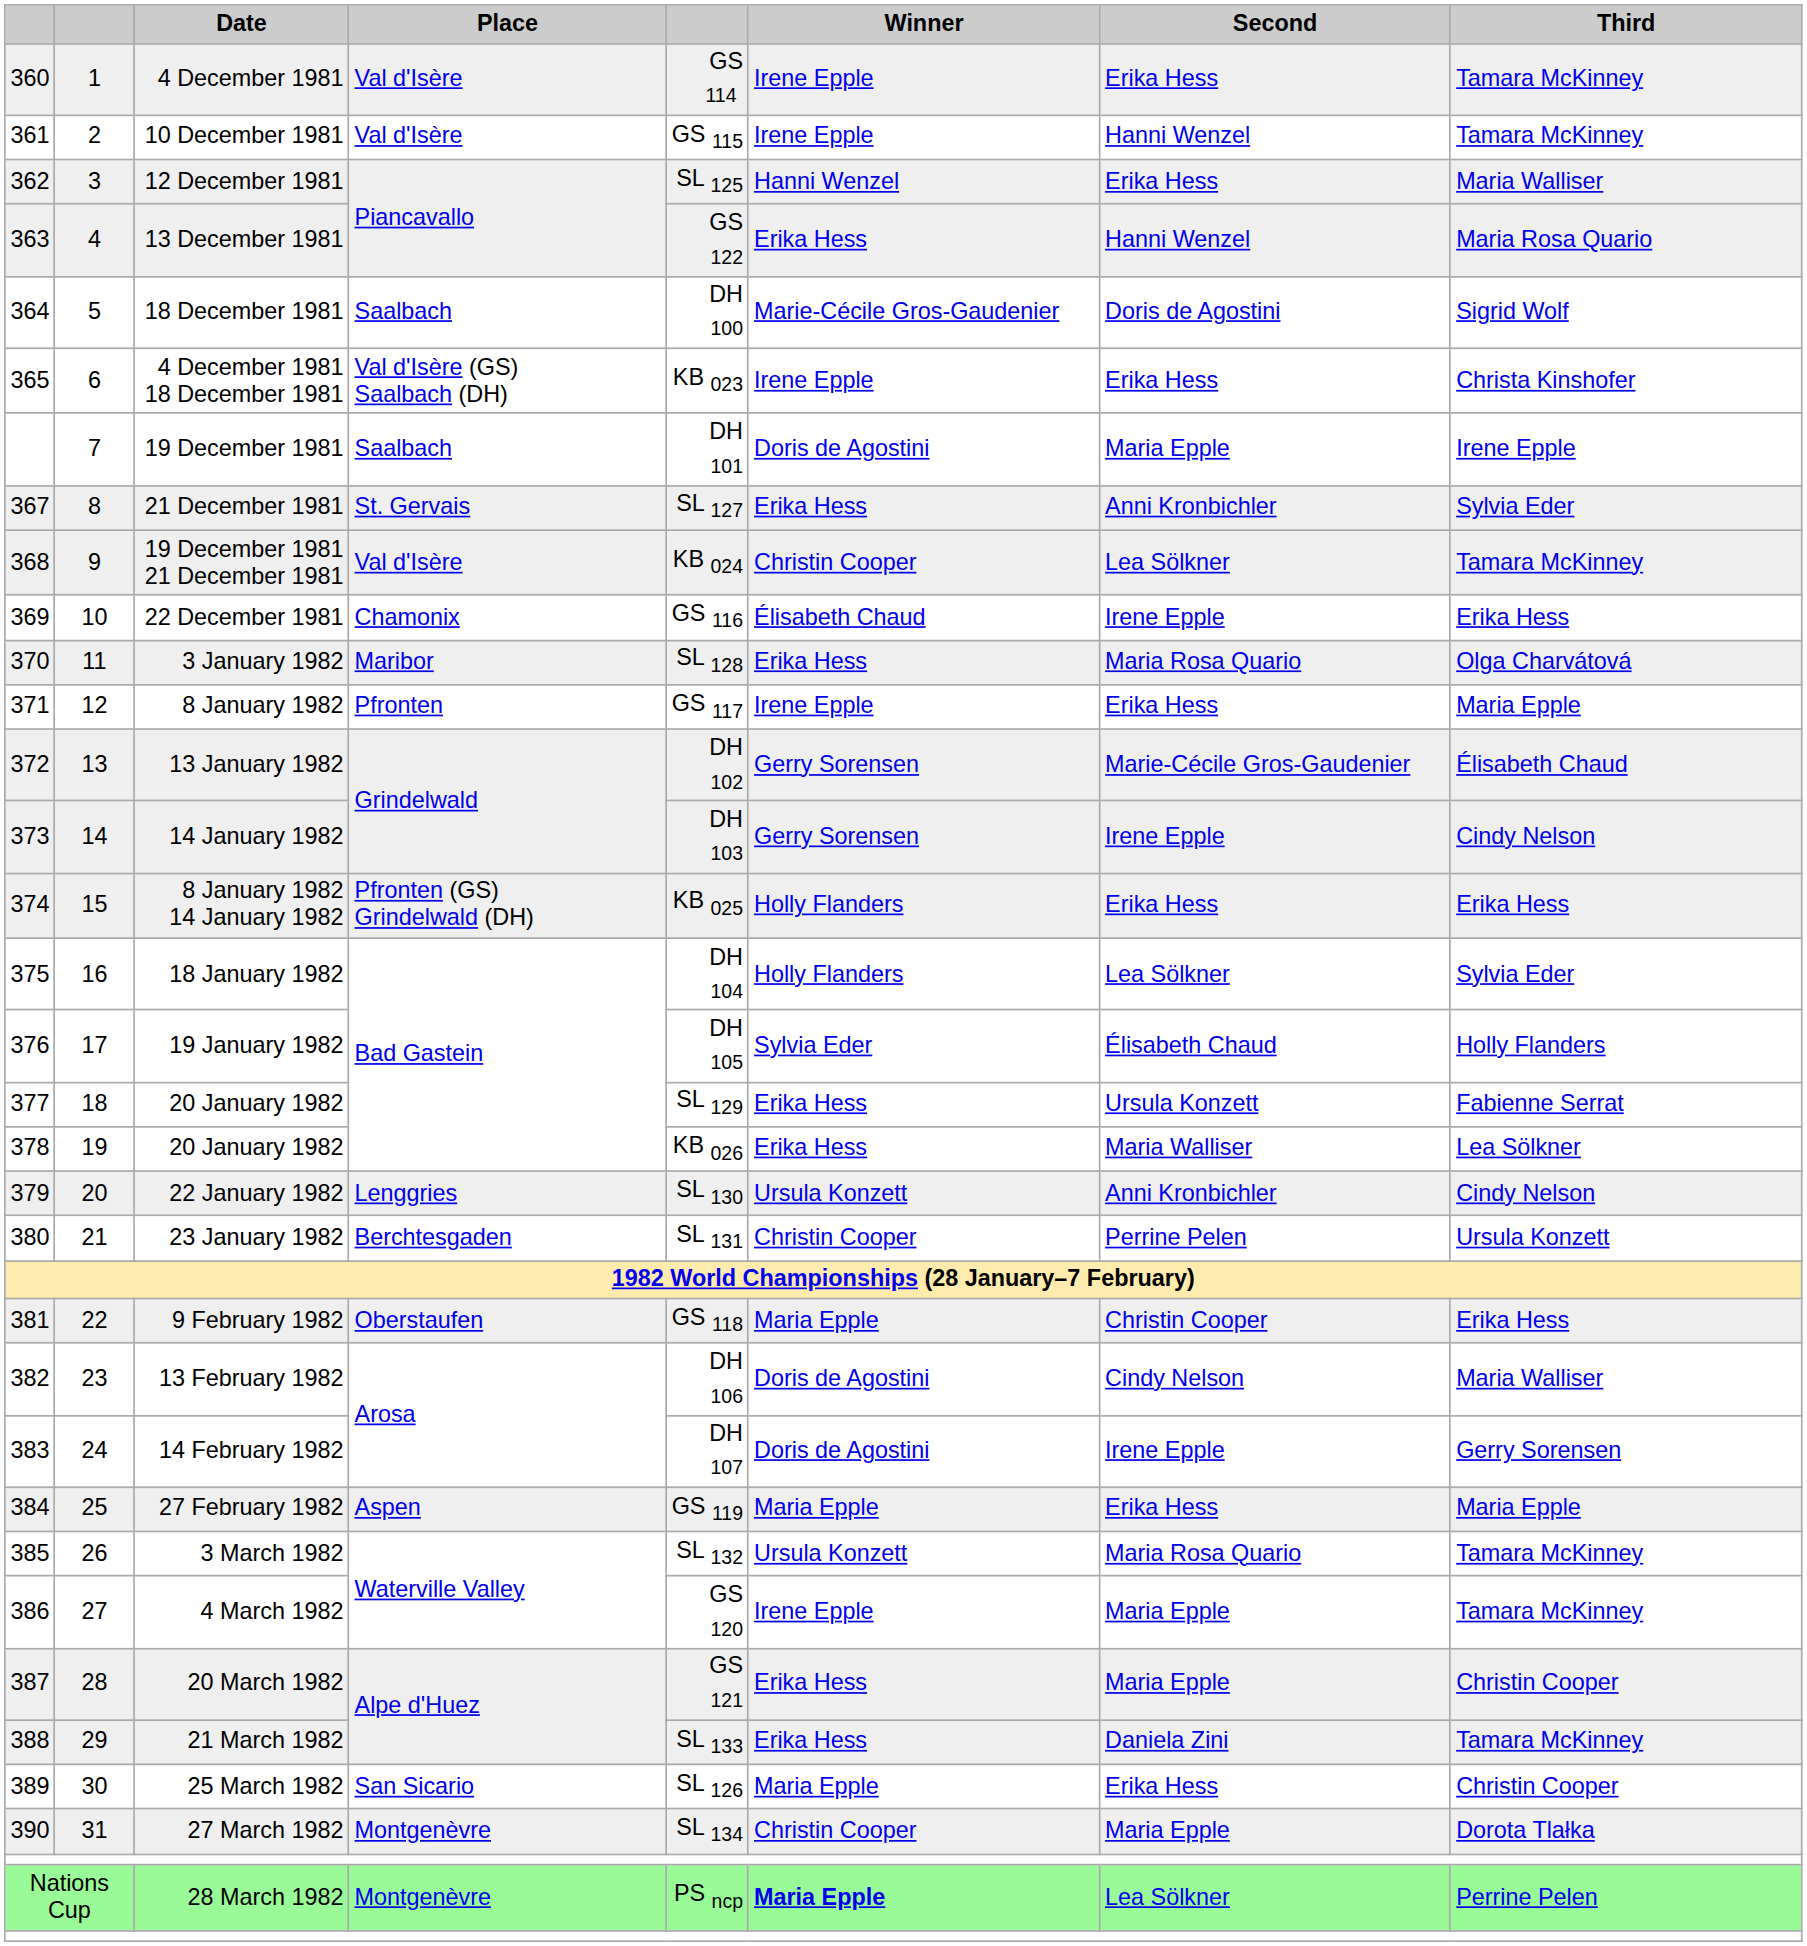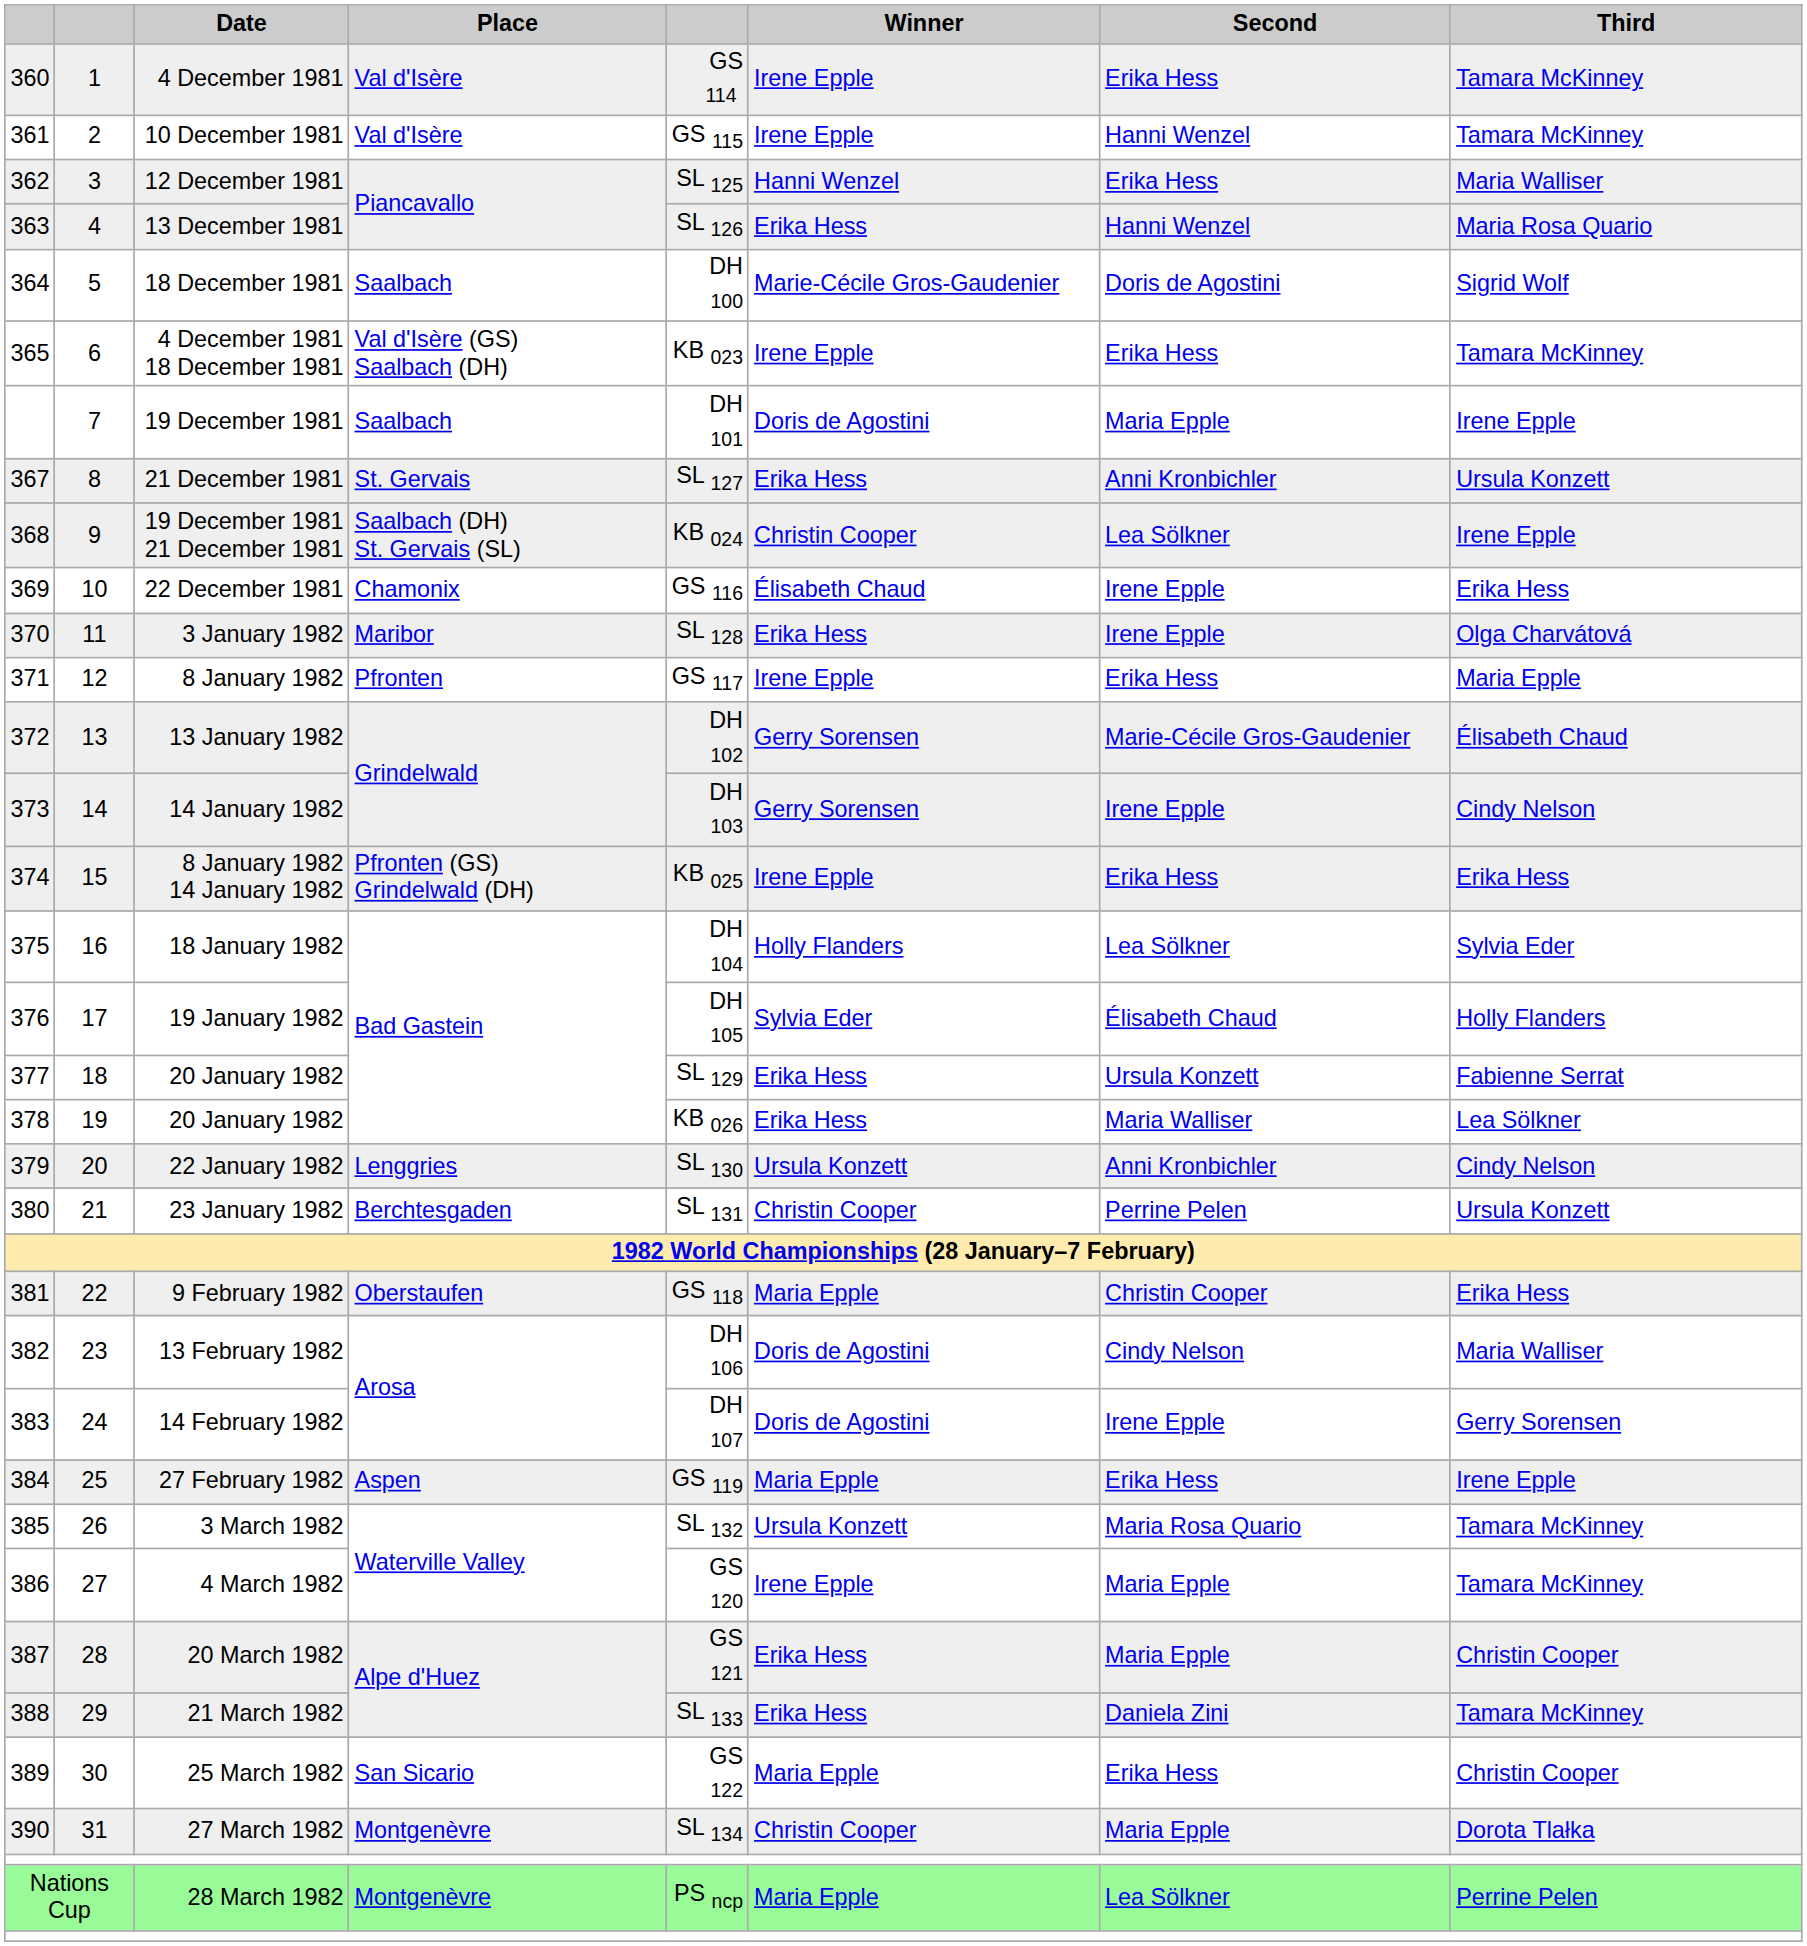(726, 238) GS 122 -> (710, 225) SL 126
(1546, 379) Christa Kinshofer -> (1550, 352) Tamara McKinney
(1515, 506) Sylvia Eder -> (1533, 479) Ursula Konzett
(409, 561) Val d'Isère -> (438, 534) Saalbach (DH) St. Gervais (SL)
(1550, 561) Tamara McKinney -> (1516, 534) Irene Epple
(1203, 661) Maria Rosa Quario -> (1165, 634) Irene Epple
(829, 904) Holly Flanders -> (814, 877) Irene Epple
(1519, 1508) Maria Epple -> (1516, 1481) Irene Epple
(710, 1785) SL 126 -> (726, 1771) GS 122
(820, 1896) bold -> (816, 1896) normal
